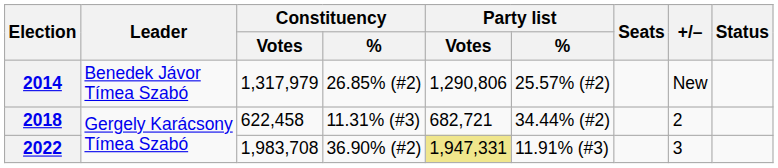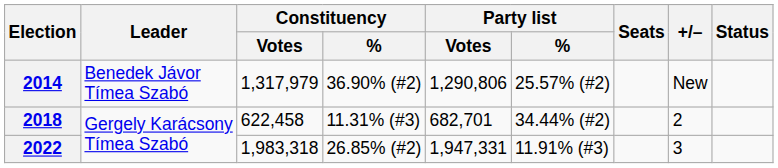(374, 83) 26.85% (#2) -> (374, 83) 36.90% (#2)
(461, 120) 682,721 -> (461, 120) 682,701
(280, 148) 1,983,708 -> (280, 148) 1,983,318
(374, 148) 36.90% (#2) -> (374, 148) 26.85% (#2)
(468, 148) khaki background -> (468, 148) no background
